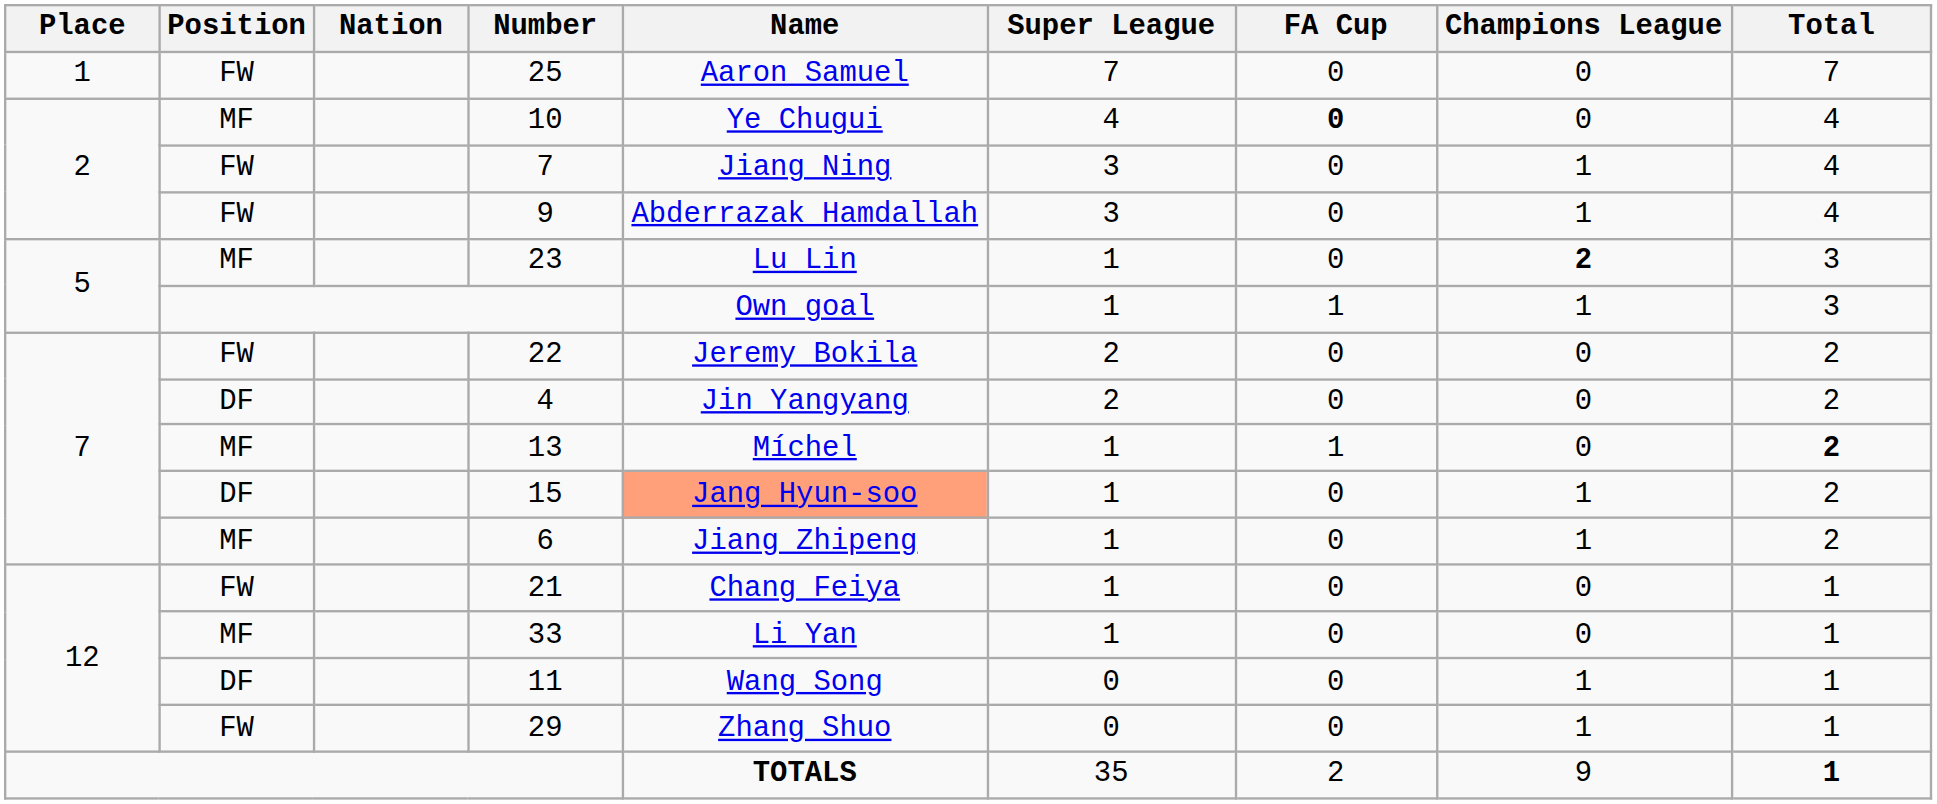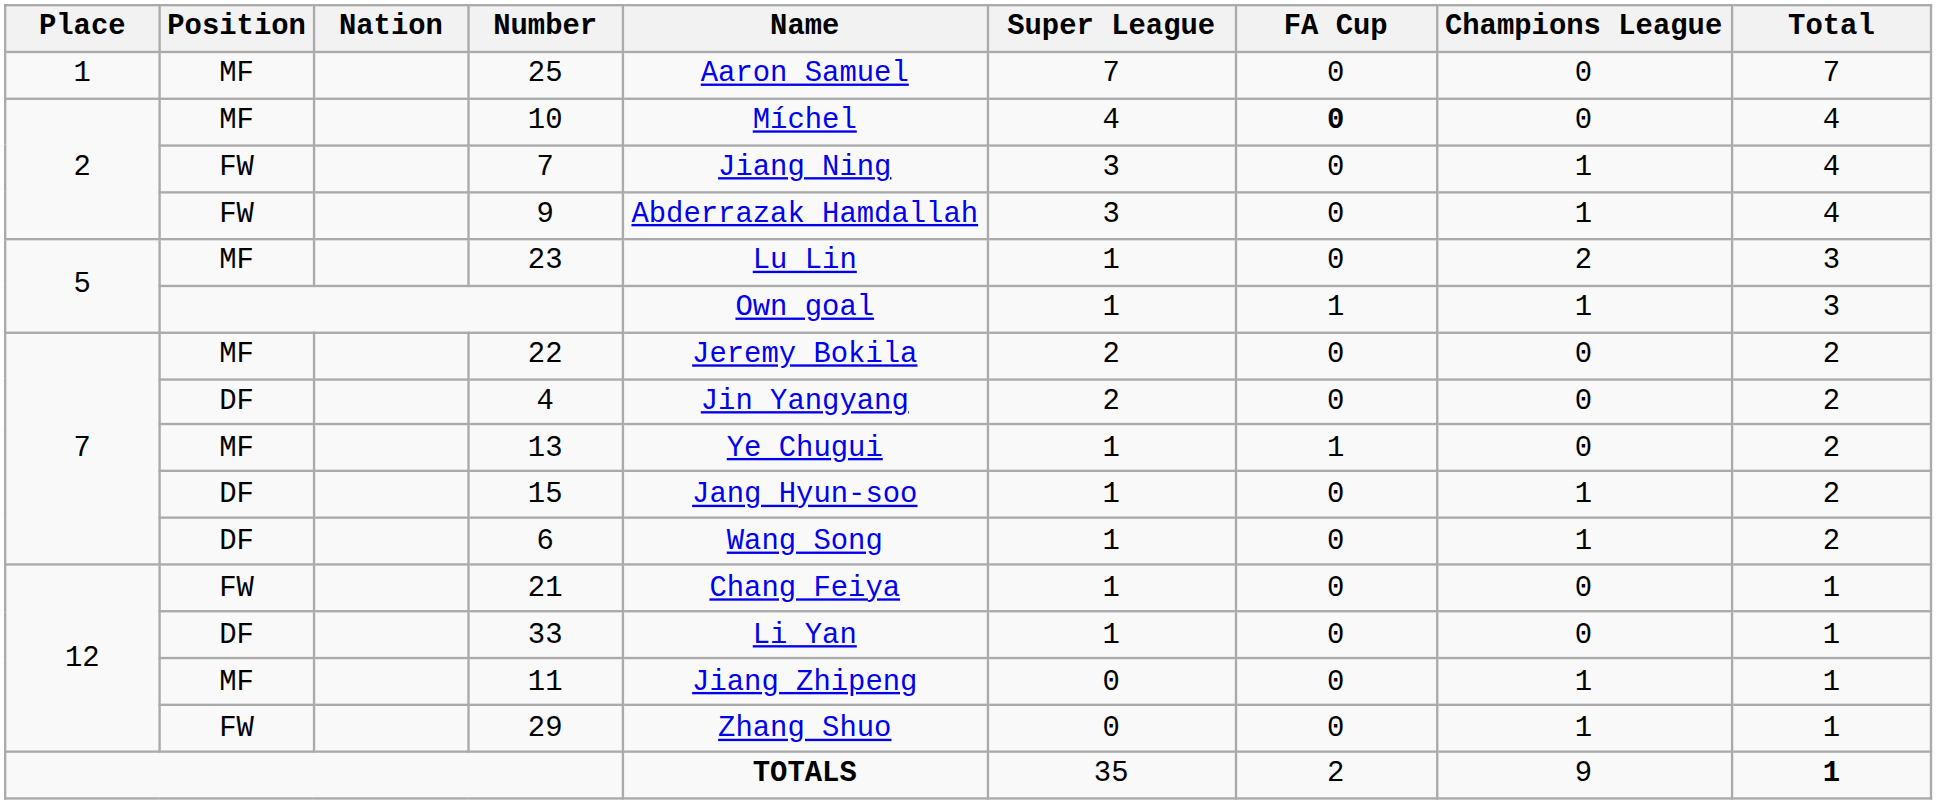(237, 75) FW -> (237, 75) MF
(805, 122) Ye Chugui -> (805, 122) Míchel
(1584, 262) bold -> (1584, 262) normal
(237, 355) FW -> (237, 355) MF
(805, 449) Míchel -> (805, 449) Ye Chugui
(1831, 449) bold -> (1831, 449) normal
(805, 495) lightsalmon background -> (805, 495) no background
(237, 542) MF -> (237, 542) DF
(805, 542) Jiang Zhipeng -> (805, 542) Wang Song
(237, 635) MF -> (237, 635) DF
(237, 682) DF -> (237, 682) MF
(805, 682) Wang Song -> (805, 682) Jiang Zhipeng
